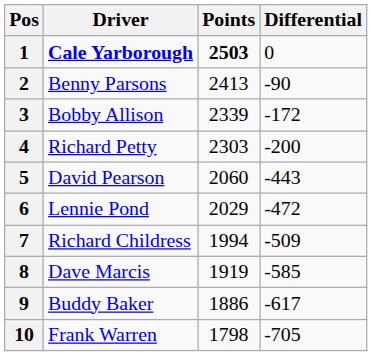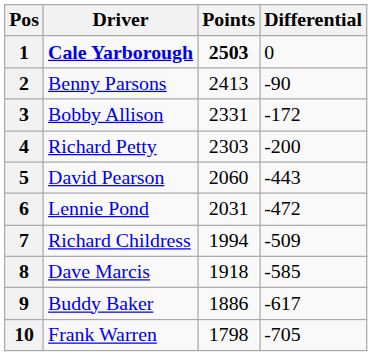(229, 114) 2339 -> (229, 114) 2331
(229, 209) 2029 -> (229, 209) 2031
(229, 271) 1919 -> (229, 271) 1918
